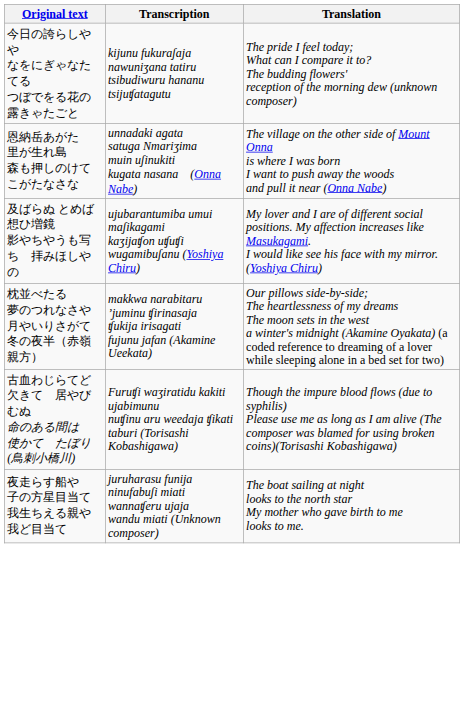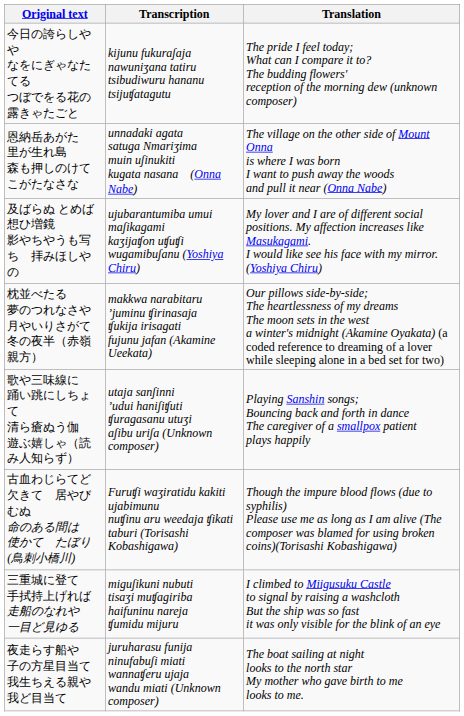+ row: (49, 419)
+ row: (49, 603)
